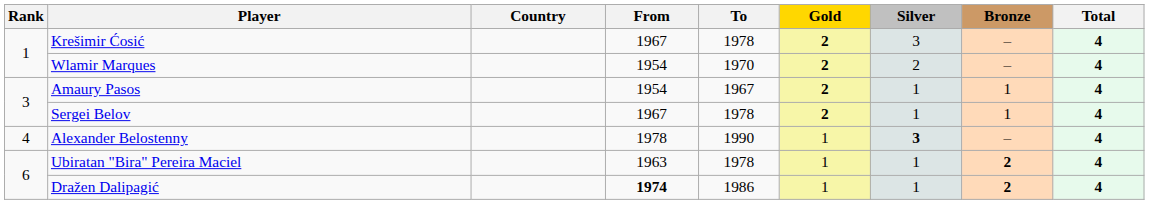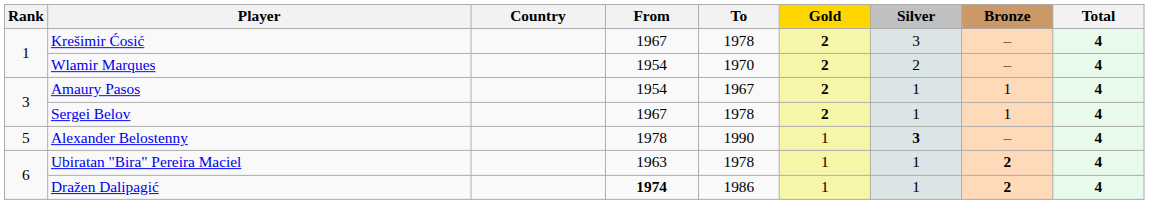(26, 138) 4 -> (26, 138) 5
